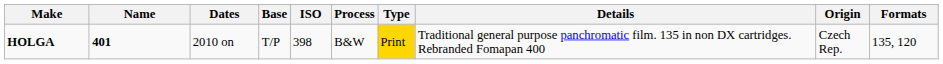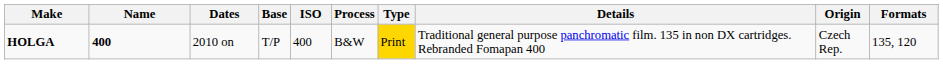(102, 41) 401 -> (102, 41) 400
(302, 41) 398 -> (302, 41) 400
